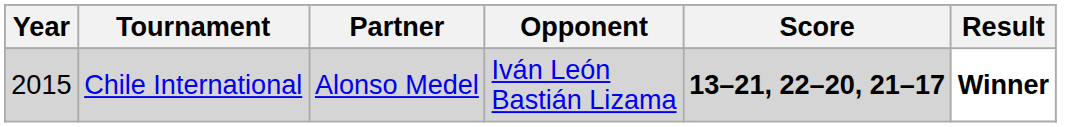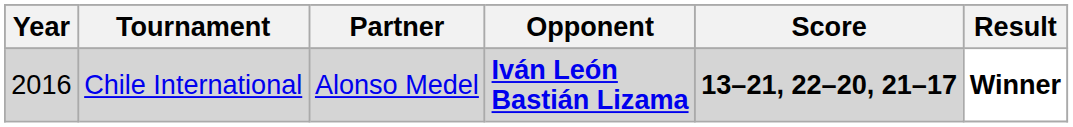(41, 85) 2015 -> (41, 85) 2016
(584, 85) normal -> (590, 85) bold
